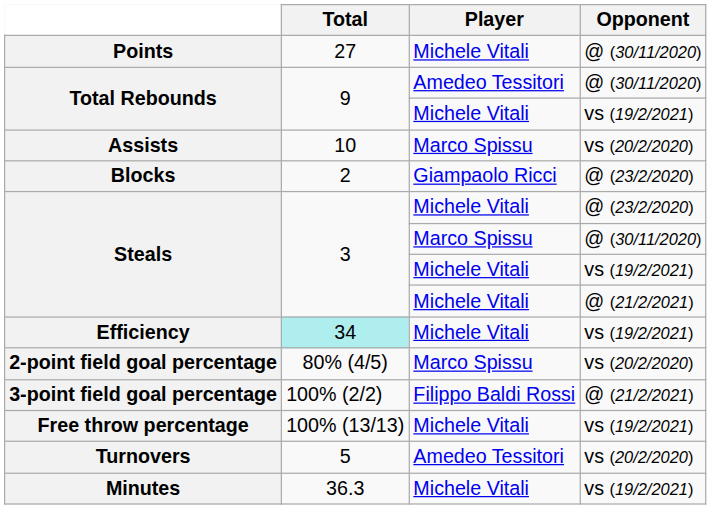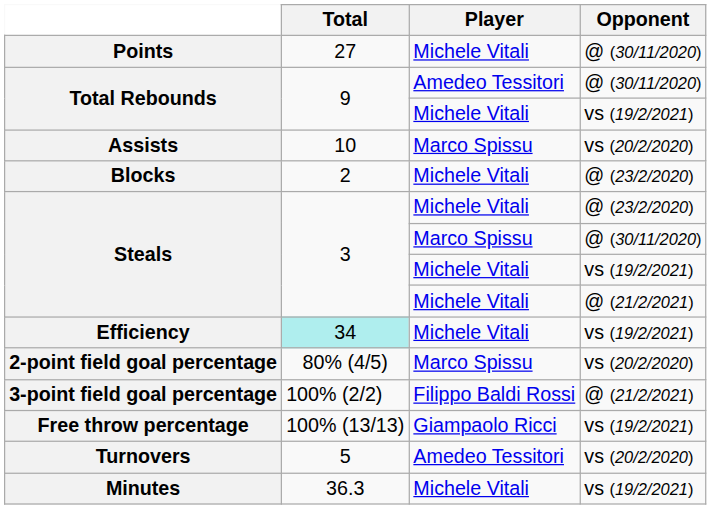(485, 176) Giampaolo Ricci -> (471, 176) Michele Vitali
(471, 425) Michele Vitali -> (485, 425) Giampaolo Ricci
